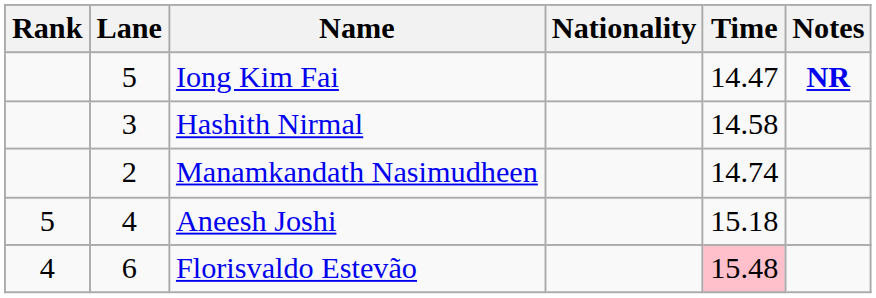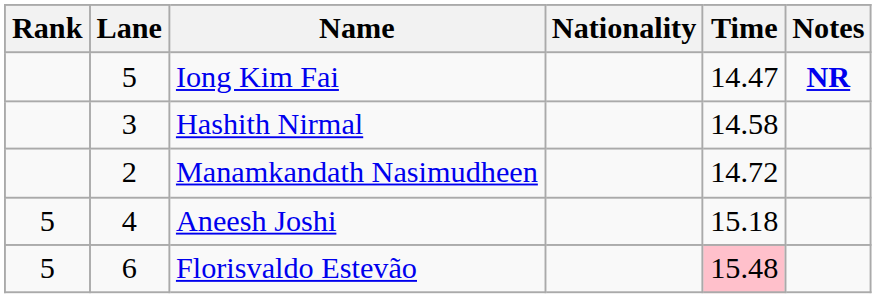(744, 172) 14.74 -> (744, 172) 14.72
(47, 268) 4 -> (47, 268) 5
